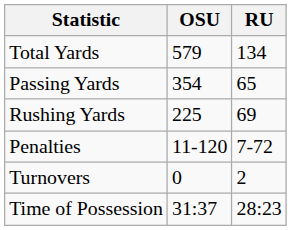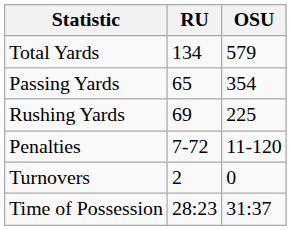columns swapped: (200, 20) <-> (259, 20)
